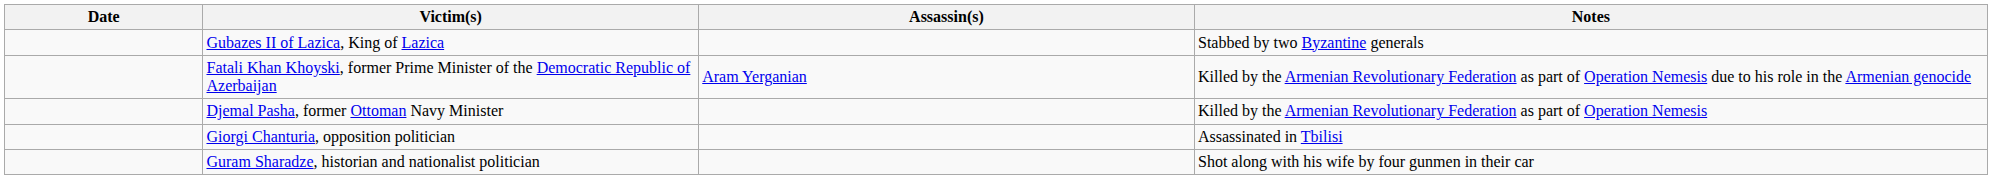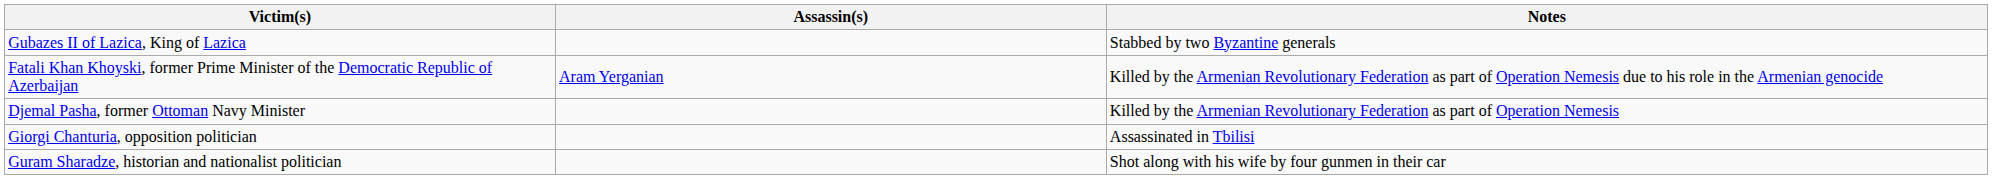- column: (104, 17)
